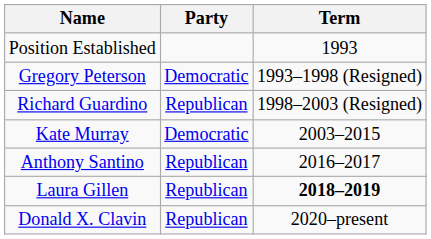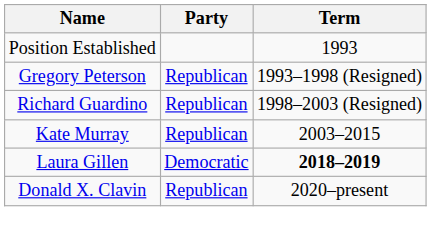(206, 76) Democratic -> (206, 76) Republican
(206, 133) Democratic -> (206, 133) Republican
- row: (82, 162)
(206, 190) Republican -> (206, 162) Democratic
